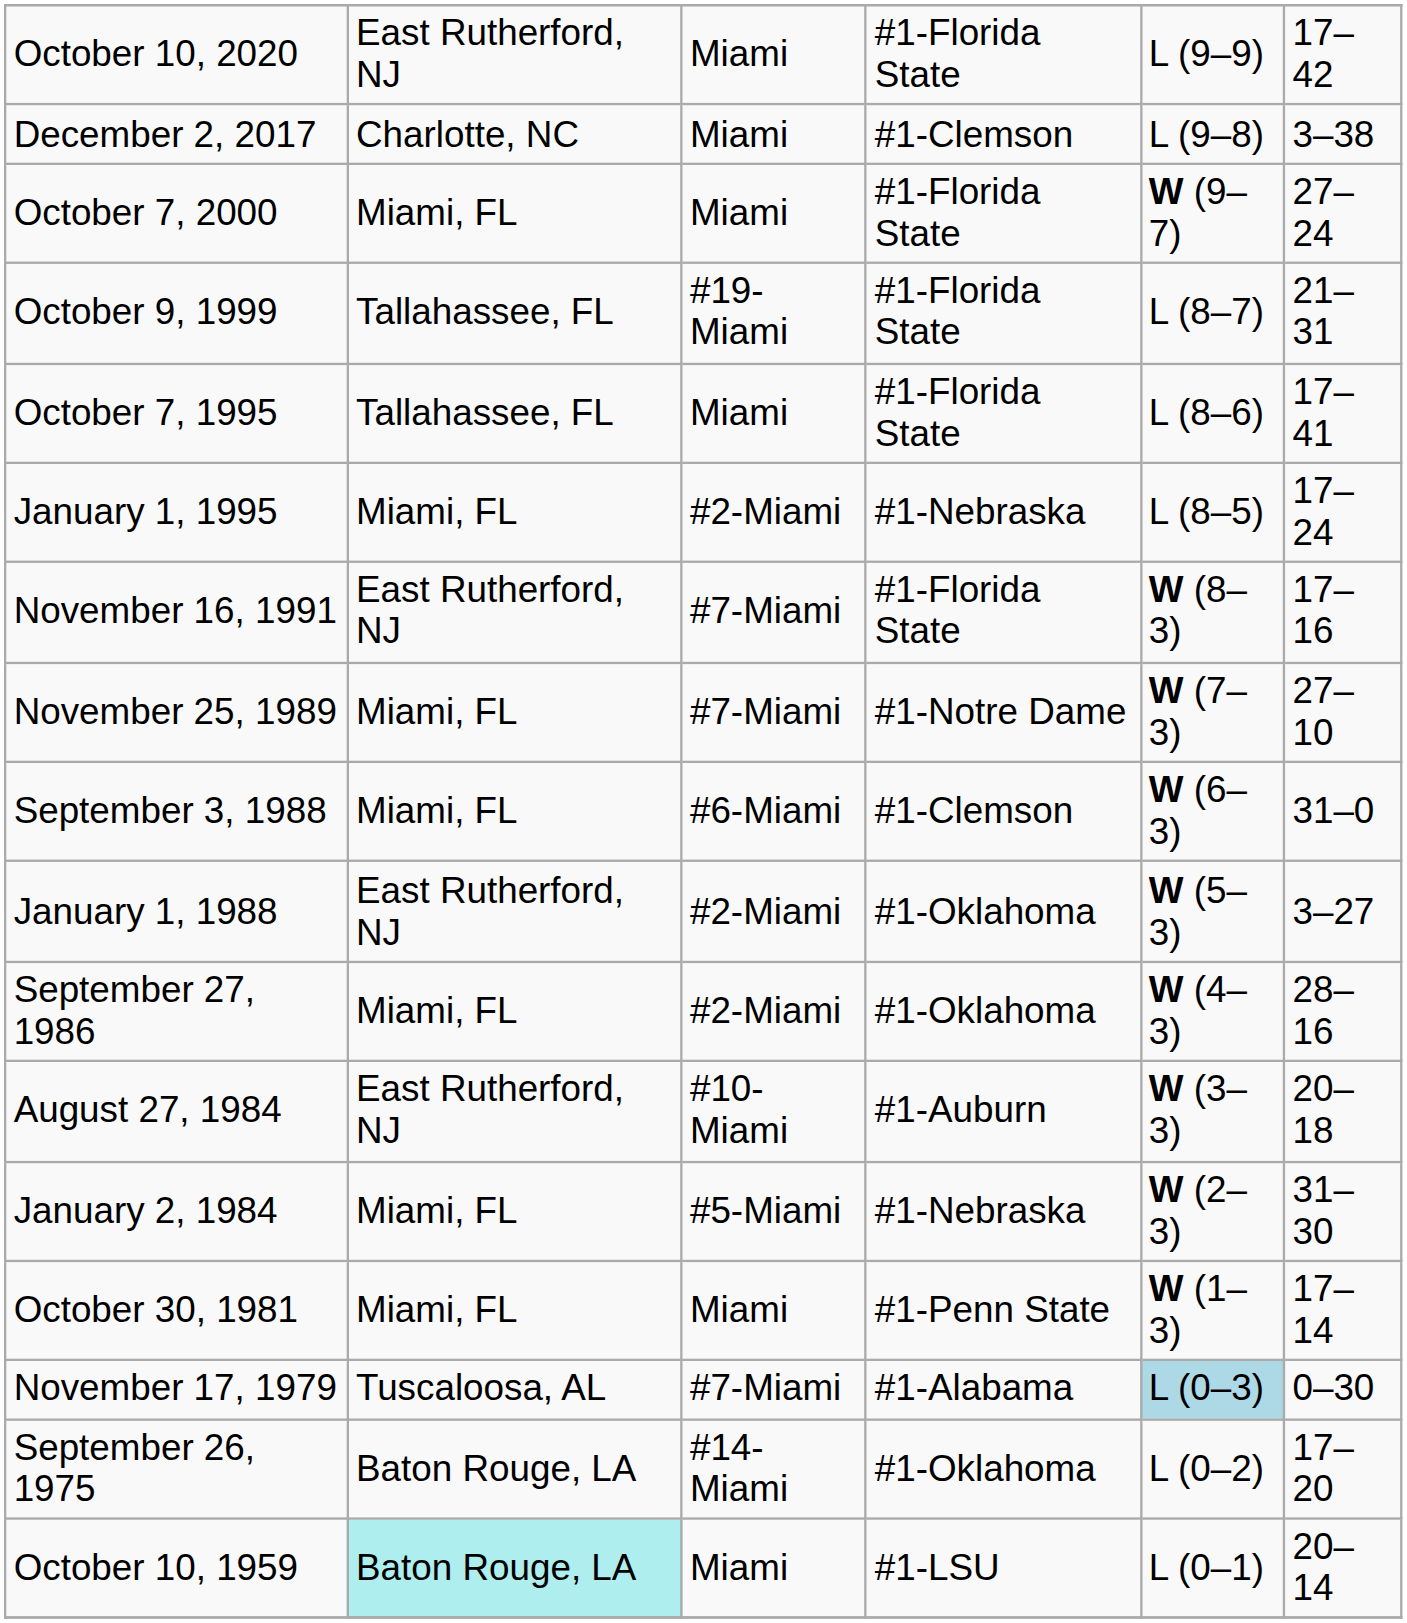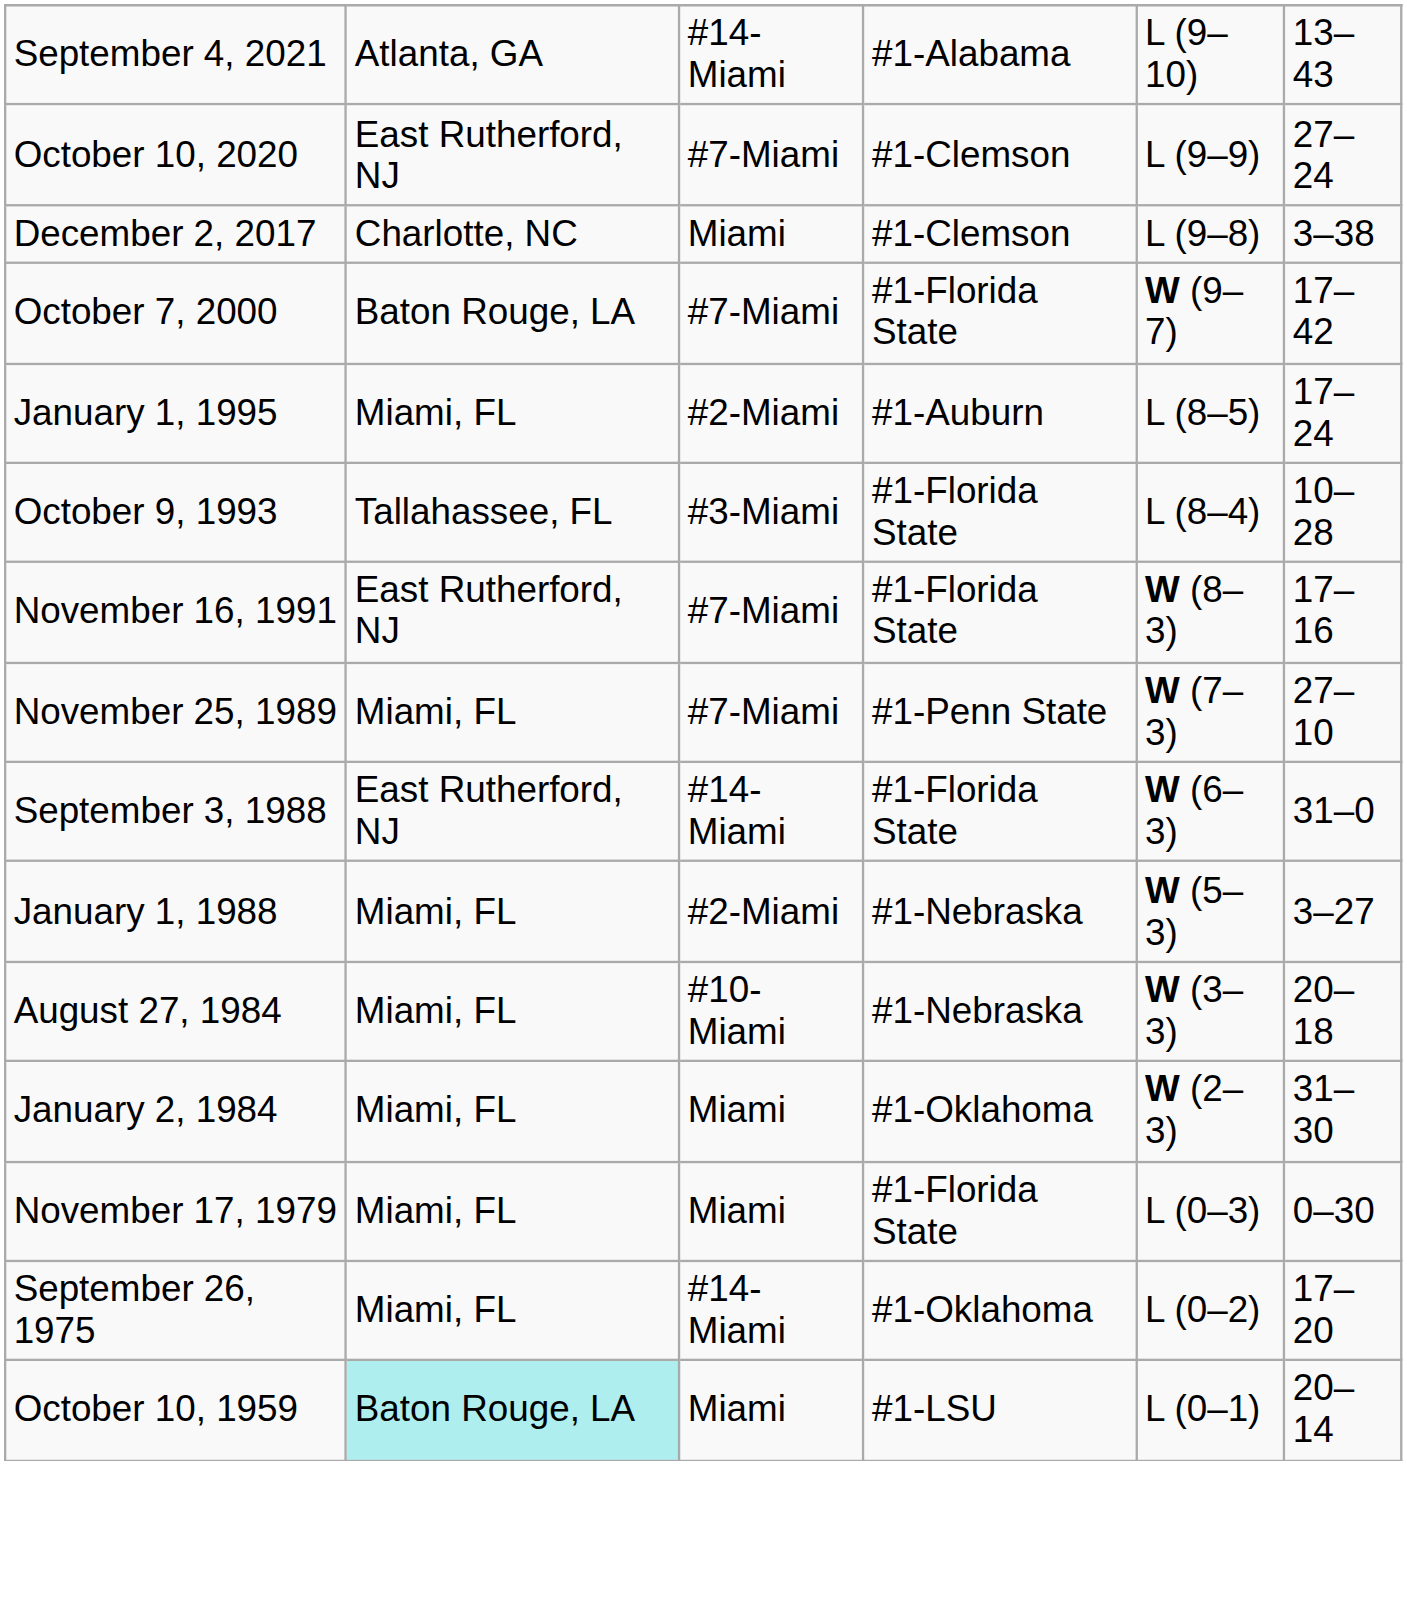+ row: (170, 54)
(739, 54) Miami -> (763, 154) #7-Miami
(958, 54) #1-Florida State -> (971, 154) #1-Clemson
(1323, 54) 17–42 -> (1323, 154) 27–24
(437, 212) Miami, FL -> (495, 312) Baton Rouge, LA
(739, 212) Miami -> (763, 312) #7-Miami
(1323, 212) 27–24 -> (1323, 312) 17–42
- row: (146, 312)
- row: (146, 412)
(980, 511) #1-Nebraska -> (958, 412) #1-Auburn
+ row: (146, 511)
(1001, 711) #1-Notre Dame -> (990, 711) #1-Penn State
(437, 811) Miami, FL -> (489, 811) East Rutherford, NJ
(766, 811) #6-Miami -> (737, 811) #14-Miami
(974, 811) #1-Clemson -> (955, 811) #1-Florida State
(490, 910) East Rutherford, NJ -> (436, 910) Miami, FL
(985, 910) #1-Oklahoma -> (977, 910) #1-Nebraska
- row: (134, 1010)
(490, 1110) East Rutherford, NJ -> (436, 1010) Miami, FL
(961, 1110) #1-Auburn -> (977, 1010) #1-Nebraska
(766, 1210) #5-Miami -> (737, 1110) Miami
(980, 1210) #1-Nebraska -> (982, 1110) #1-Oklahoma
- row: (156, 1309)
(481, 1388) Tuscaloosa, AL -> (436, 1210) Miami, FL
(766, 1388) #7-Miami -> (737, 1210) Miami
(974, 1388) #1-Alabama -> (955, 1210) #1-Florida State
(1206, 1388) lightblue background -> (1203, 1210) no background
(496, 1468) Baton Rouge, LA -> (436, 1309) Miami, FL
